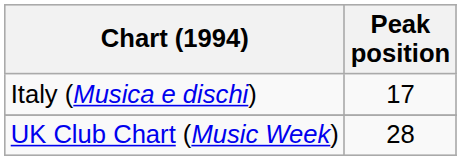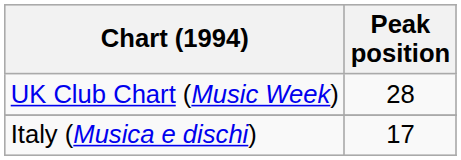rows swapped: (134, 94) <-> (175, 134)
